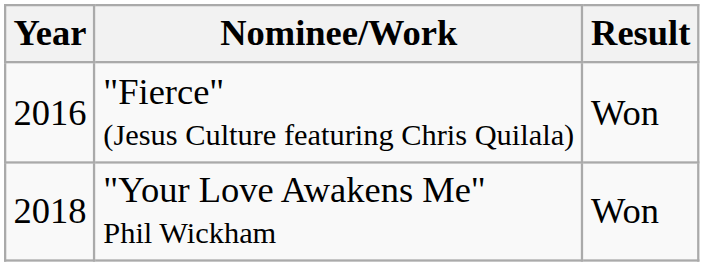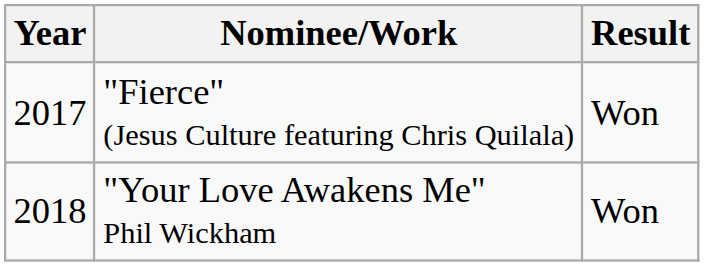(50, 111) 2016 -> (50, 111) 2017
